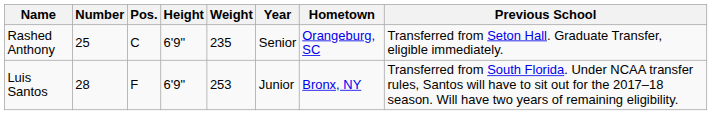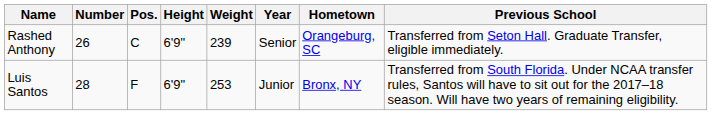(83, 42) 25 -> (83, 42) 26
(221, 42) 235 -> (221, 42) 239
